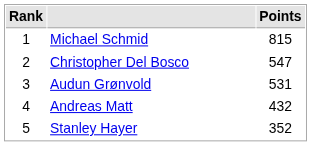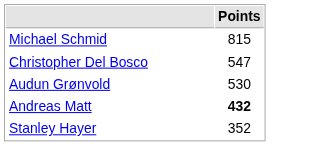- column: (26, 17)
(280, 84) 531 -> (239, 84) 530
(280, 107) normal -> (239, 107) bold
